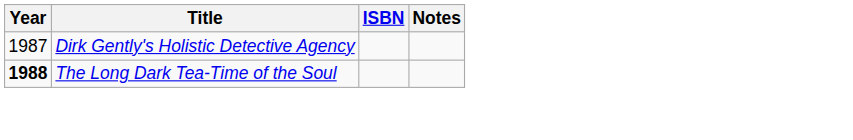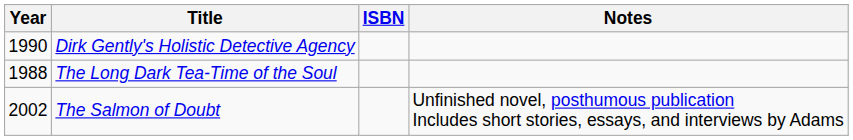(28, 45) 1987 -> (28, 45) 1990
(28, 73) bold -> (28, 73) normal
+ row: (138, 111)
